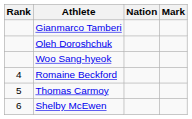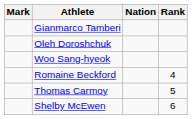columns swapped: (19, 12) <-> (173, 12)
